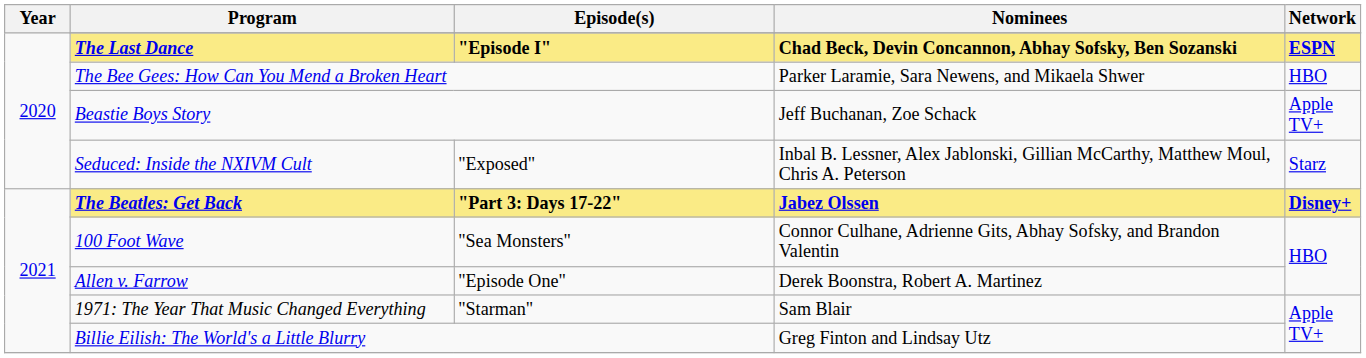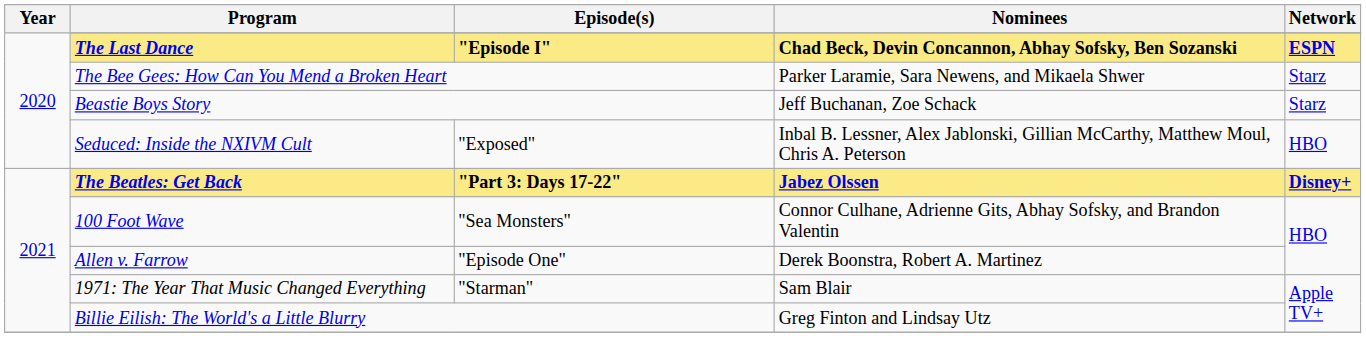(1308, 76) HBO -> (1307, 76) Starz
(1311, 115) Apple TV+ -> (1307, 104) Starz
(1307, 164) Starz -> (1308, 143) HBO
